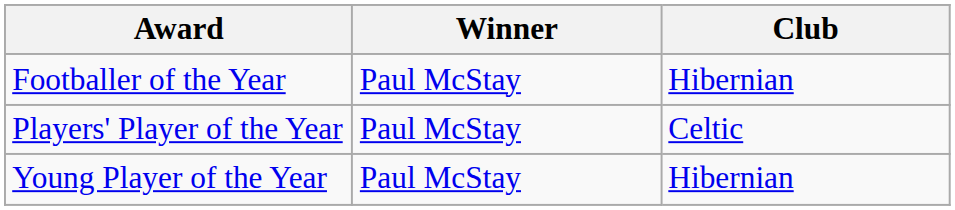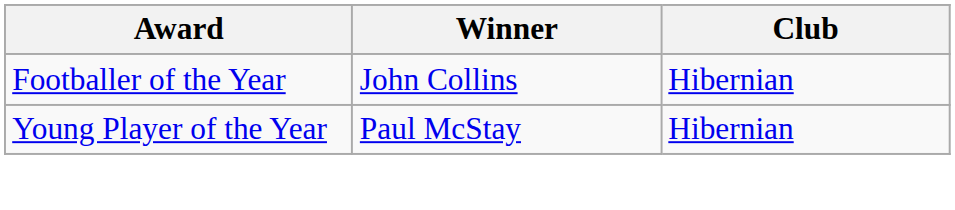(440, 79) Paul McStay -> (439, 79) John Collins
- row: (177, 128)
